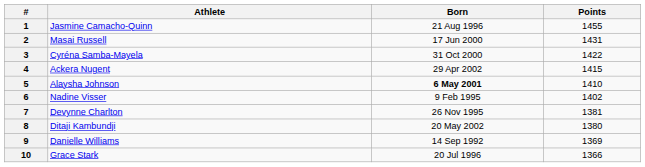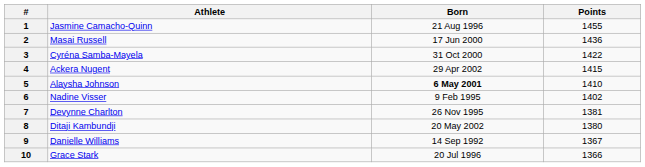(592, 41) 1431 -> (592, 41) 1436
(592, 141) 1369 -> (592, 141) 1367
